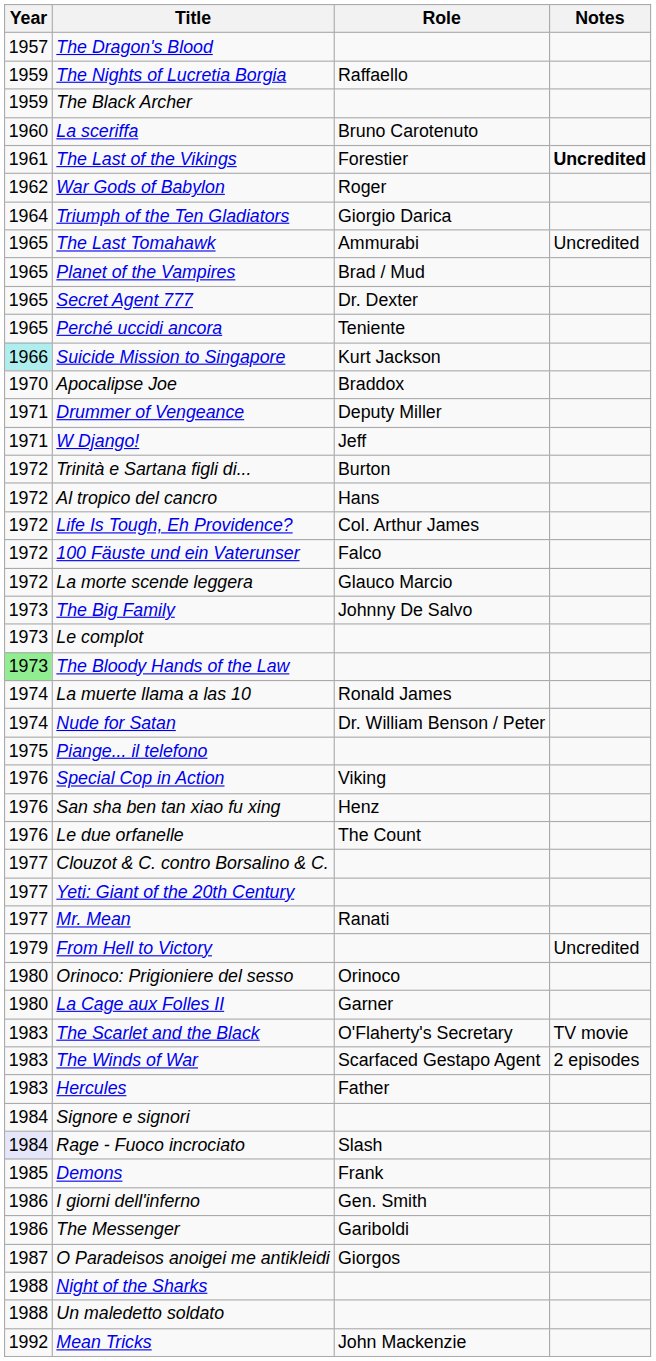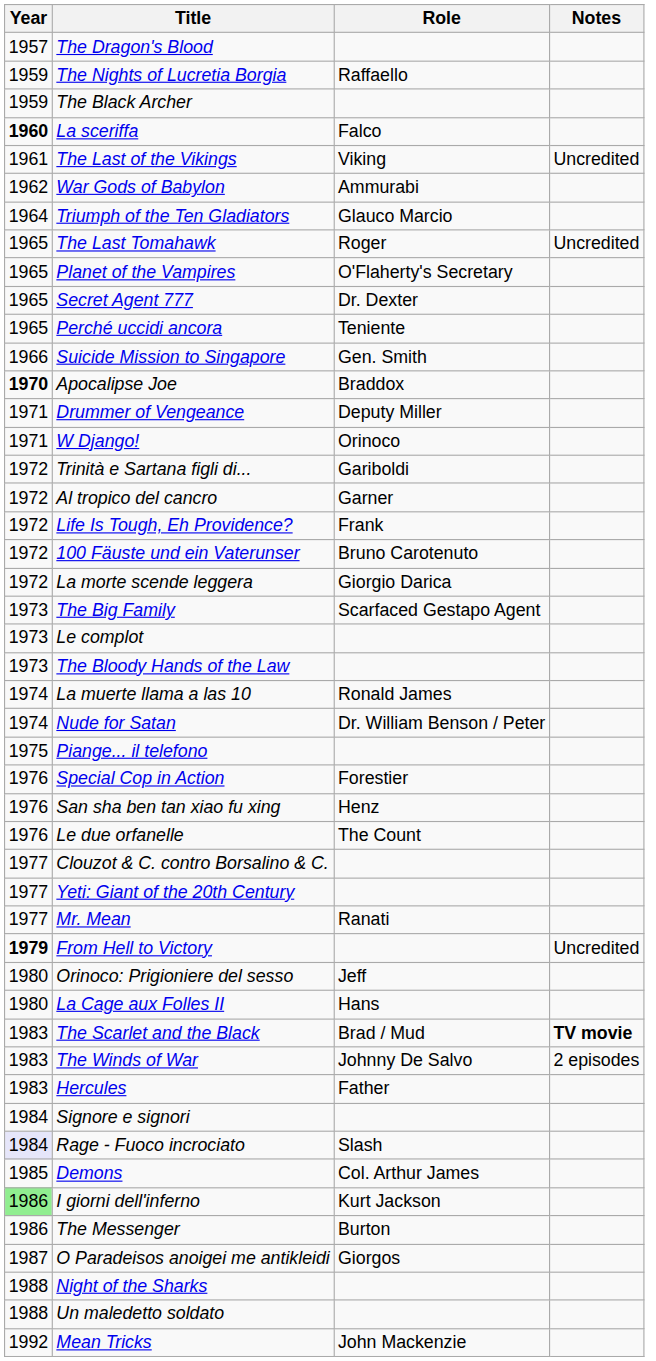(28, 131) normal -> (28, 131) bold
(408, 131) Bruno Carotenuto -> (360, 131) Falco
(373, 159) Forestier -> (362, 159) Viking
(600, 159) bold -> (596, 159) normal
(362, 187) Roger -> (378, 187) Ammurabi
(395, 215) Giorgio Darica -> (395, 215) Glauco Marcio
(378, 243) Ammurabi -> (362, 243) Roger
(381, 272) Brad / Mud -> (425, 272) O'Flaherty's Secretary
(28, 356) paleturquoise background -> (28, 356) no background
(389, 356) Kurt Jackson -> (382, 356) Gen. Smith
(28, 384) normal -> (28, 384) bold
(352, 441) Jeff -> (369, 441) Orinoco
(364, 469) Burton -> (374, 469) Gariboldi
(359, 497) Hans -> (366, 497) Garner
(409, 525) Col. Arthur James -> (361, 525) Frank
(360, 553) Falco -> (408, 553) Bruno Carotenuto
(395, 581) Glauco Marcio -> (395, 581) Giorgio Darica
(405, 610) Johnny De Salvo -> (439, 610) Scarfaced Gestapo Agent
(28, 666) lightgreen background -> (28, 666) no background
(362, 779) Viking -> (373, 779) Forestier
(28, 948) normal -> (28, 948) bold
(369, 976) Orinoco -> (352, 976) Jeff
(366, 1004) Garner -> (359, 1004) Hans
(425, 1032) O'Flaherty's Secretary -> (381, 1032) Brad / Mud
(591, 1032) normal -> (593, 1032) bold
(439, 1060) Scarfaced Gestapo Agent -> (405, 1060) Johnny De Salvo
(361, 1173) Frank -> (409, 1173) Col. Arthur James
(28, 1201) no background -> (28, 1201) lightgreen background
(382, 1201) Gen. Smith -> (389, 1201) Kurt Jackson
(374, 1229) Gariboldi -> (364, 1229) Burton
